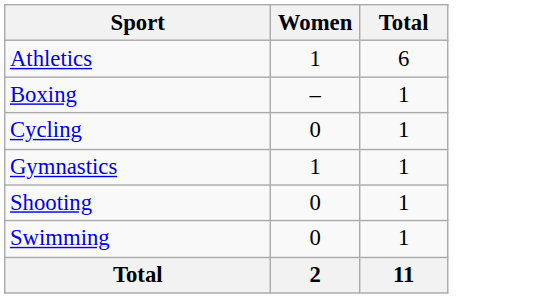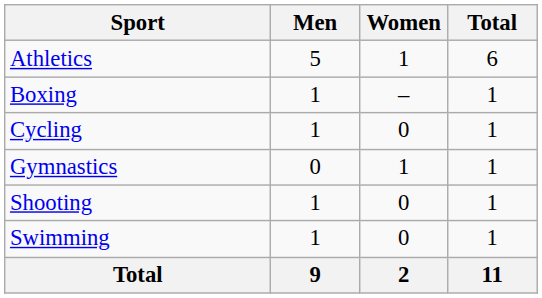+ column: (315, 22)
